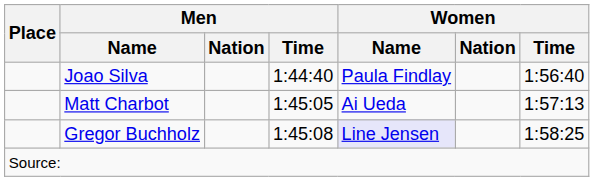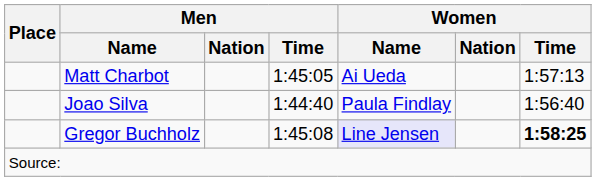rows swapped: (106, 76) <-> (117, 104)
(554, 133) normal -> (555, 133) bold
